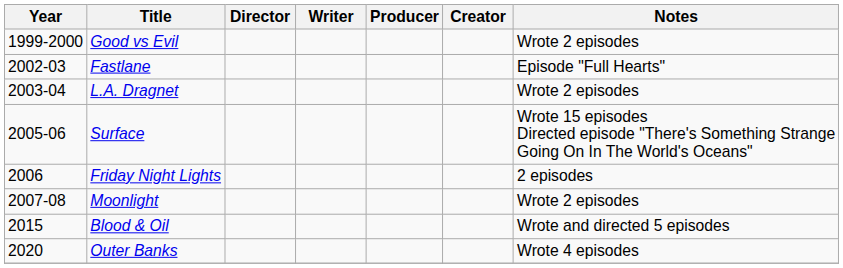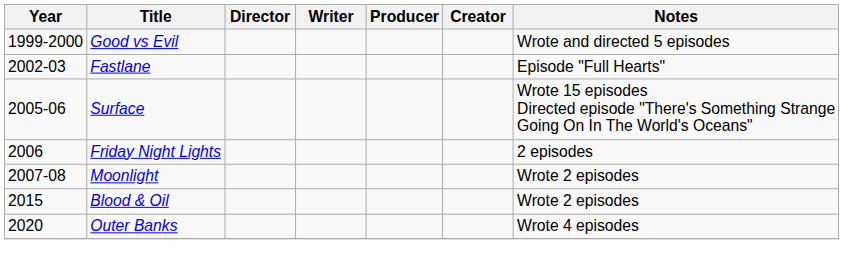(578, 41) Wrote 2 episodes -> (623, 41) Wrote and directed 5 episodes
- row: (134, 91)
(623, 226) Wrote and directed 5 episodes -> (578, 201) Wrote 2 episodes
